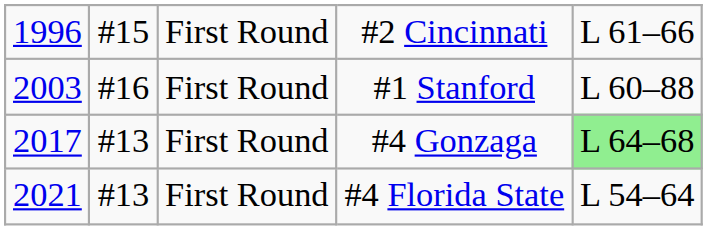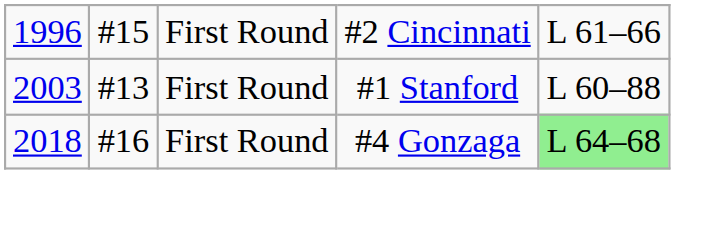(123, 86) #16 -> (123, 86) #13
(47, 140) 2017 -> (47, 140) 2018
(123, 140) #13 -> (123, 140) #16
- row: (454, 195)
